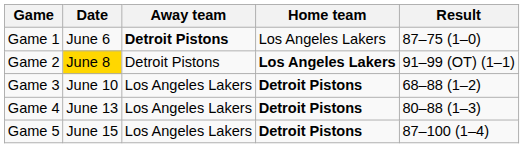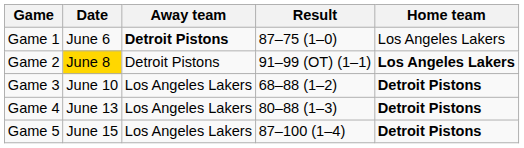columns swapped: (459, 16) <-> (327, 16)
